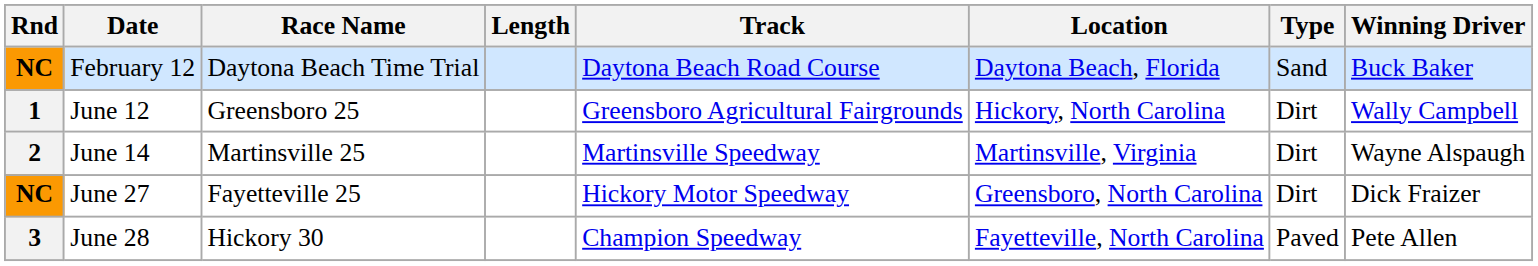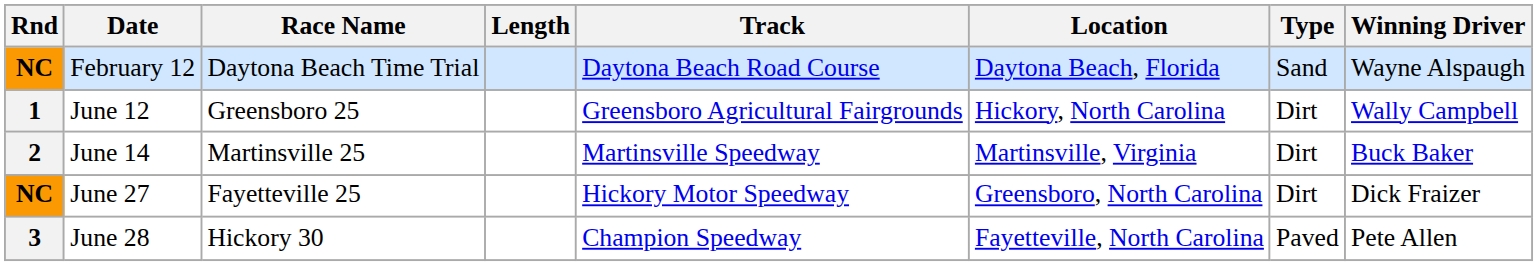(1412, 67) Buck Baker -> (1438, 67) Wayne Alspaugh
(1438, 152) Wayne Alspaugh -> (1412, 152) Buck Baker
